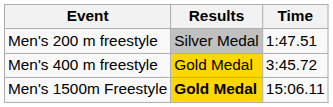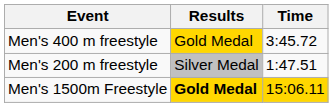rows swapped: (83, 41) <-> (83, 65)
(295, 89) no background -> (295, 89) gold background
